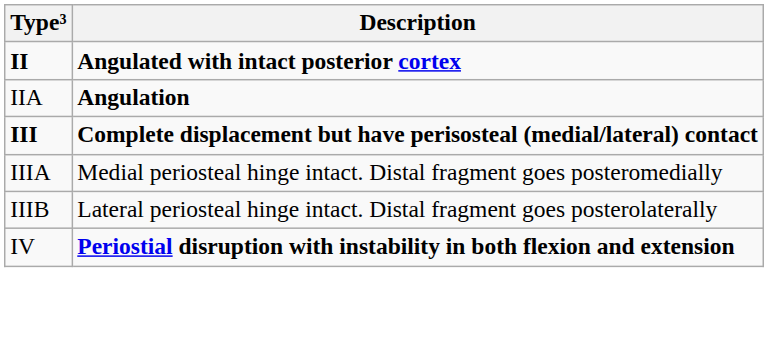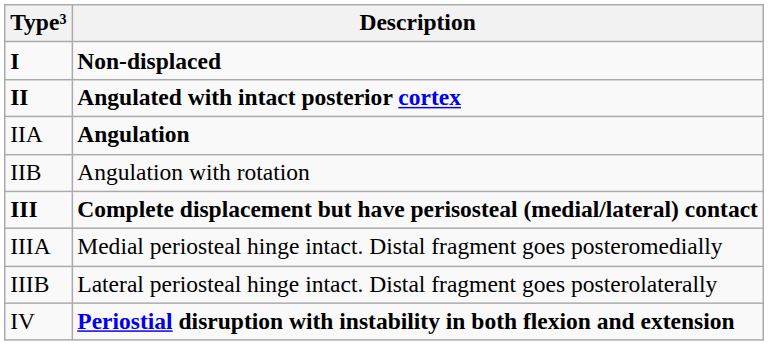+ row: (15, 60)
+ row: (26, 172)
